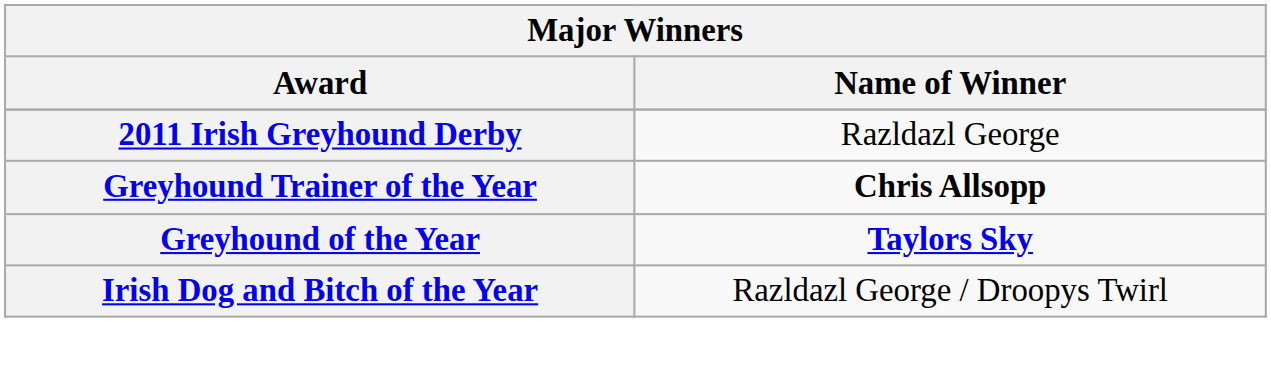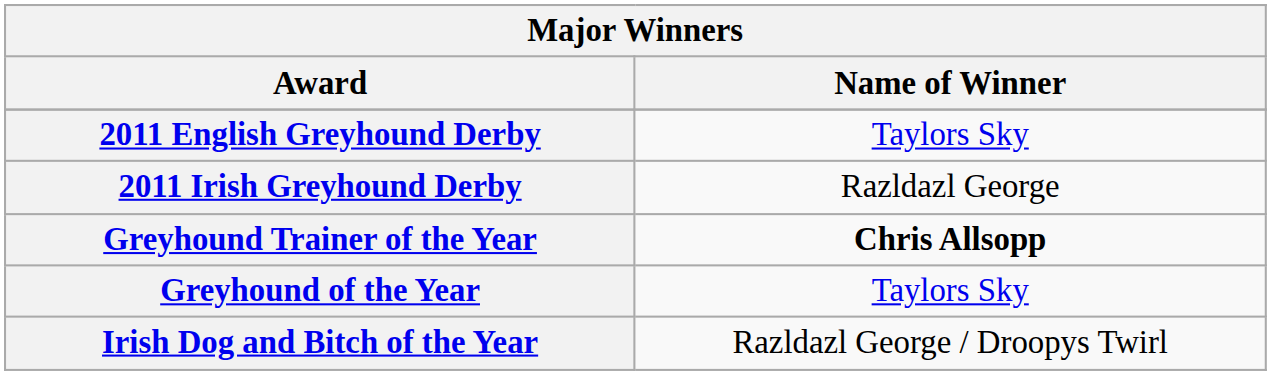+ row: (320, 134)
(950, 238) bold -> (950, 290) normal
